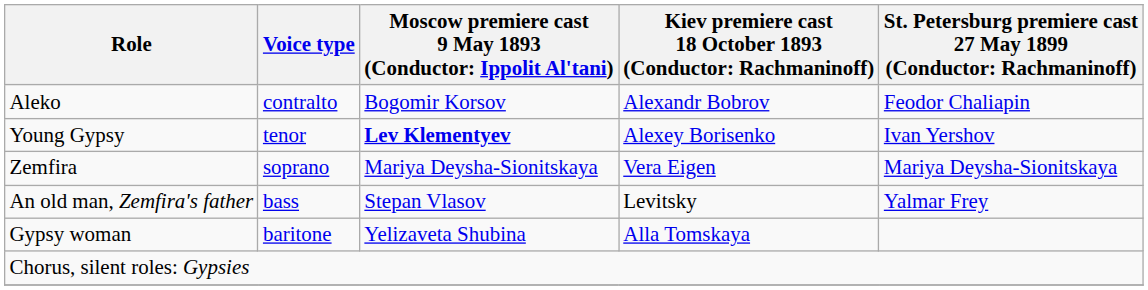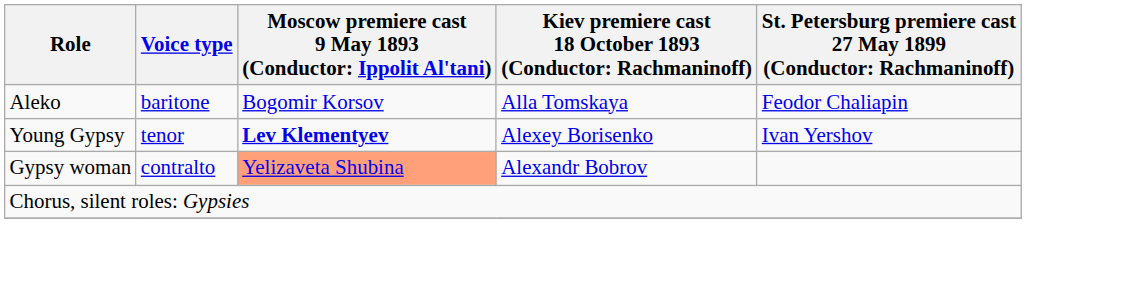(300, 101) contralto -> (175, 101) baritone
(696, 101) Alexandr Bobrov -> (565, 101) Alla Tomskaya
- row: (43, 168)
- row: (131, 201)
(297, 234) baritone -> (178, 168) contralto
(445, 234) no background -> (323, 168) lightsalmon background
(687, 234) Alla Tomskaya -> (574, 168) Alexandr Bobrov
